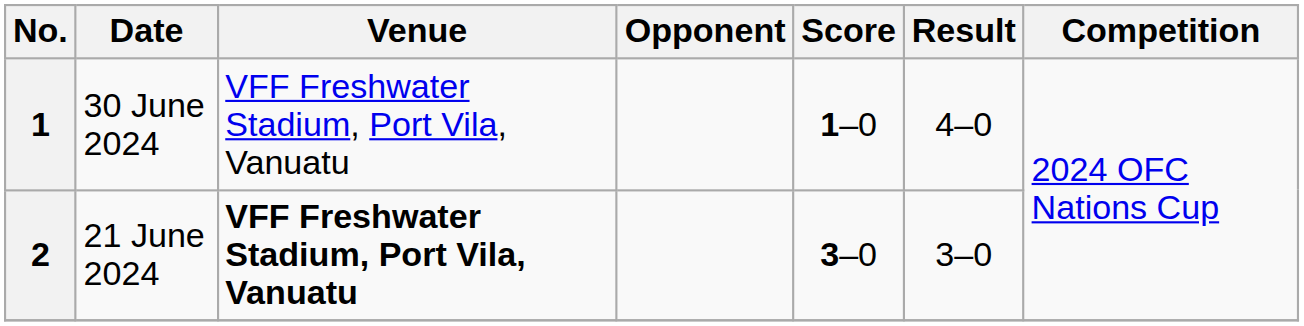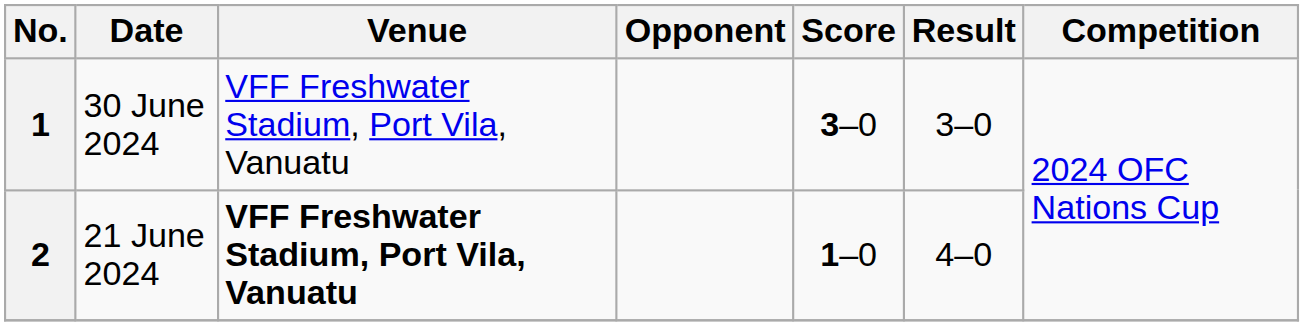(849, 123) 1–0 -> (849, 123) 3–0
(964, 123) 4–0 -> (964, 123) 3–0
(849, 254) 3–0 -> (849, 254) 1–0
(964, 254) 3–0 -> (964, 254) 4–0
